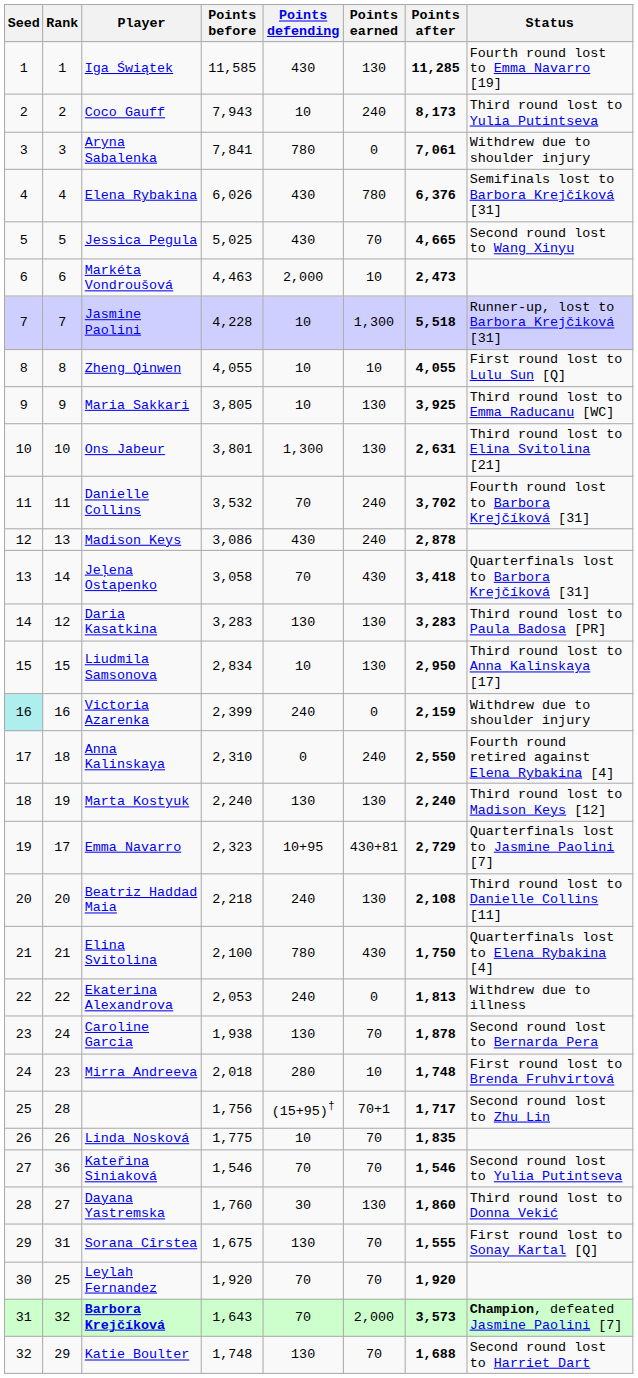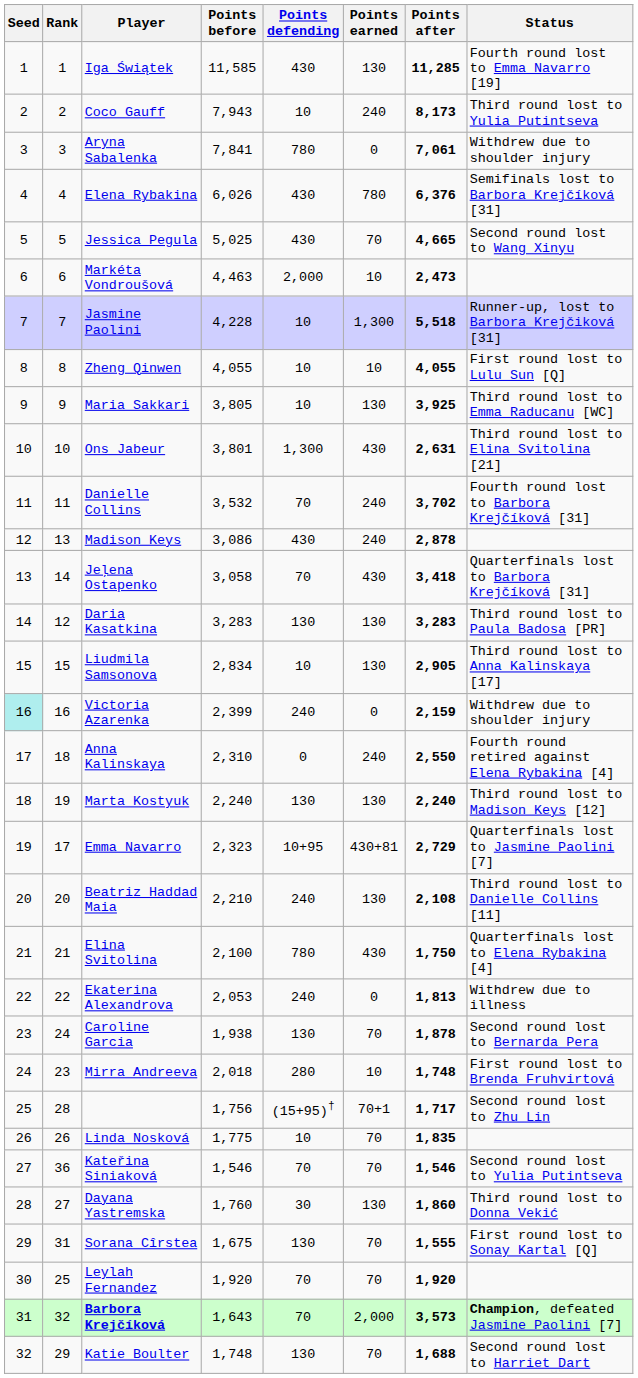(374, 450) 130 -> (374, 450) 430
(436, 667) 2,950 -> (436, 667) 2,905
(232, 900) 2,218 -> (232, 900) 2,210
